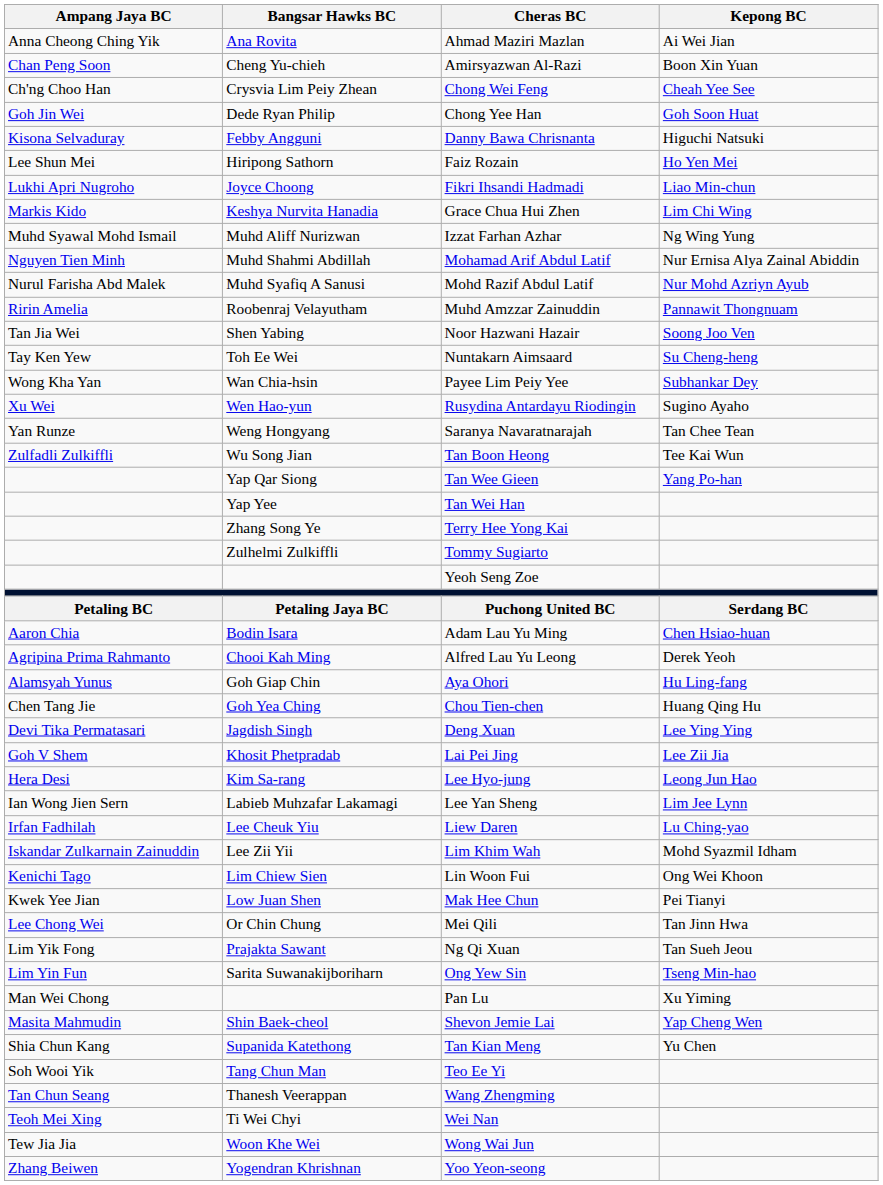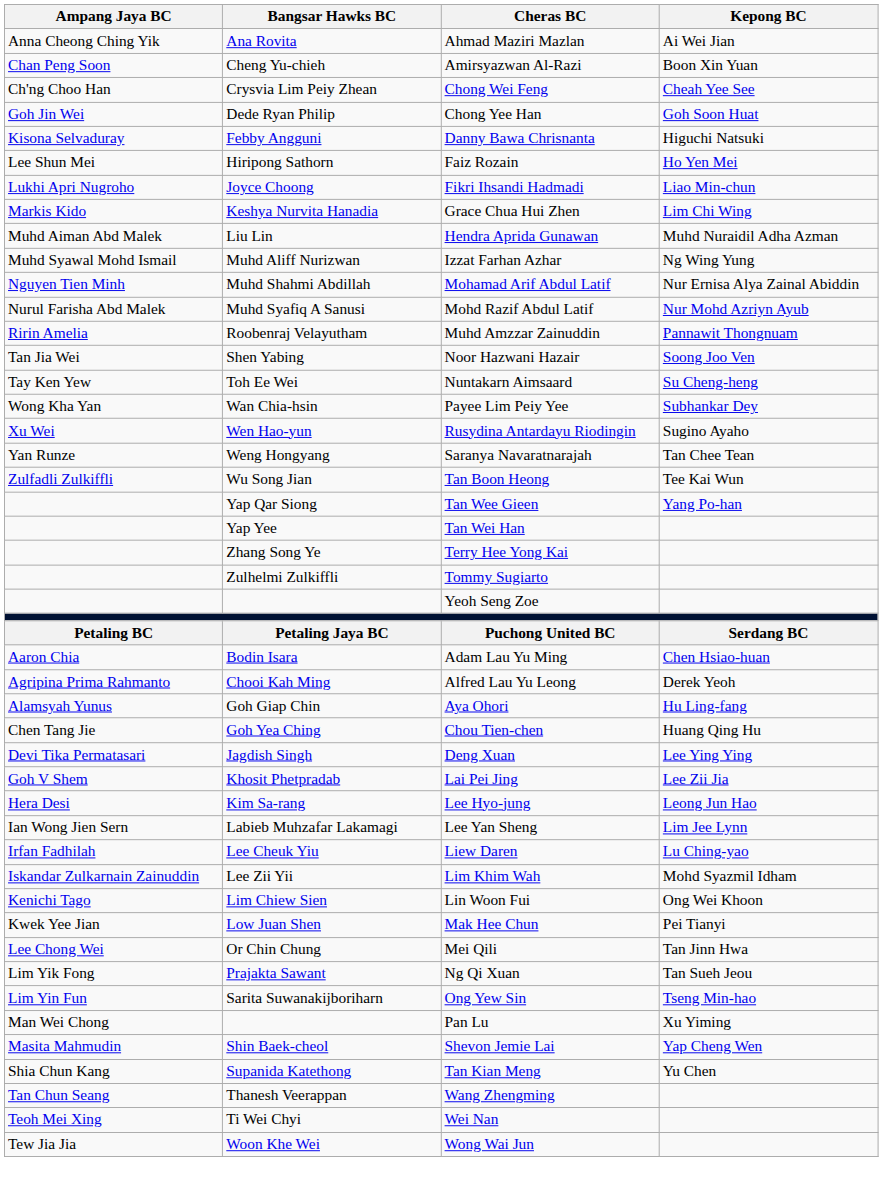+ row: (521, 235)
- row: (475, 1071)
- row: (495, 1168)
